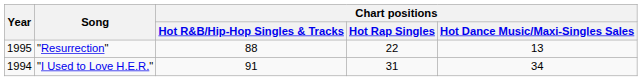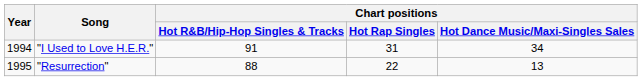rows swapped: (95, 66) <-> (73, 48)
